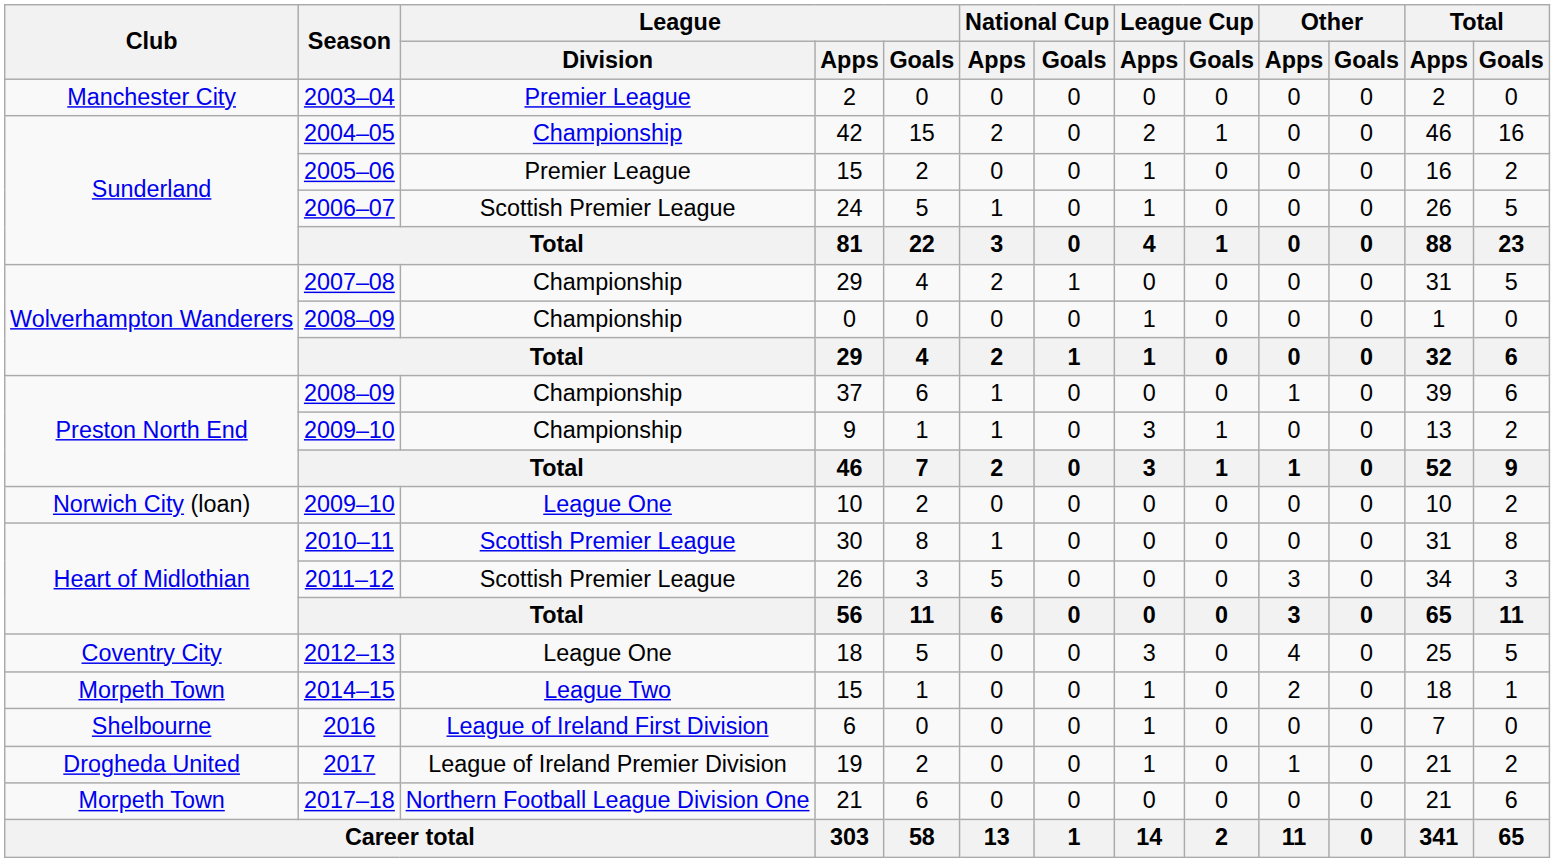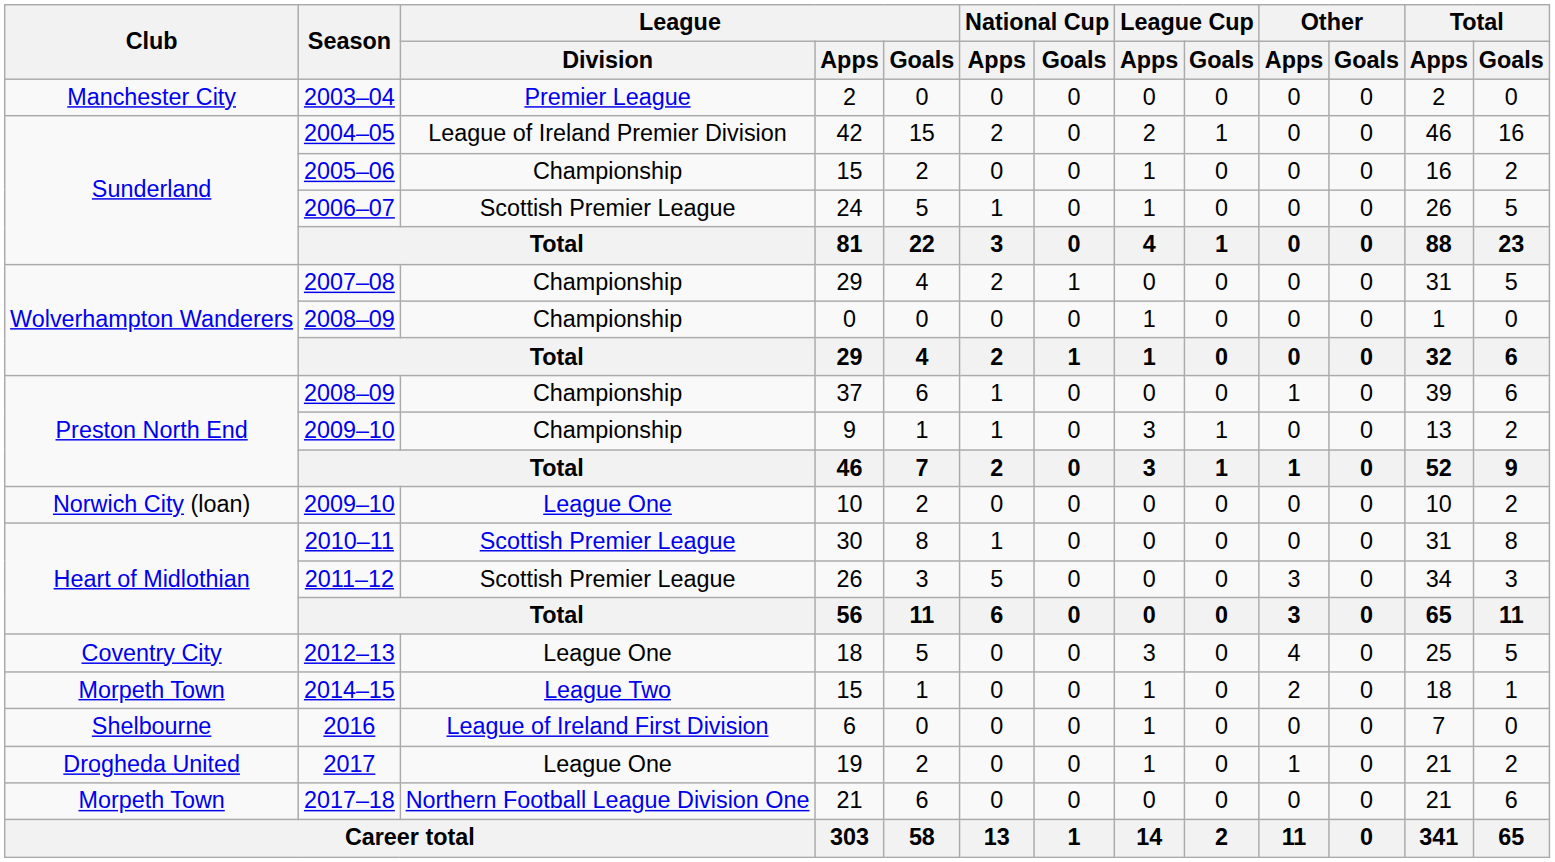(608, 134) Championship -> (608, 134) League of Ireland Premier Division
(608, 171) Premier League -> (608, 171) Championship
(608, 763) League of Ireland Premier Division -> (608, 763) League One
